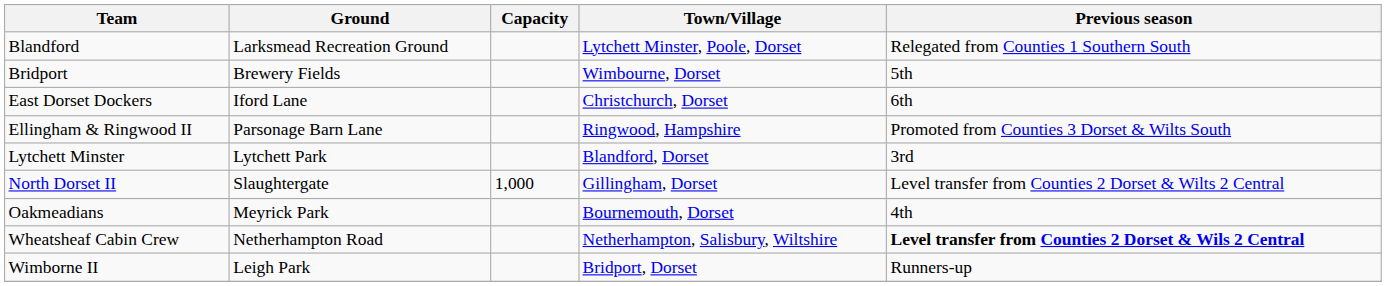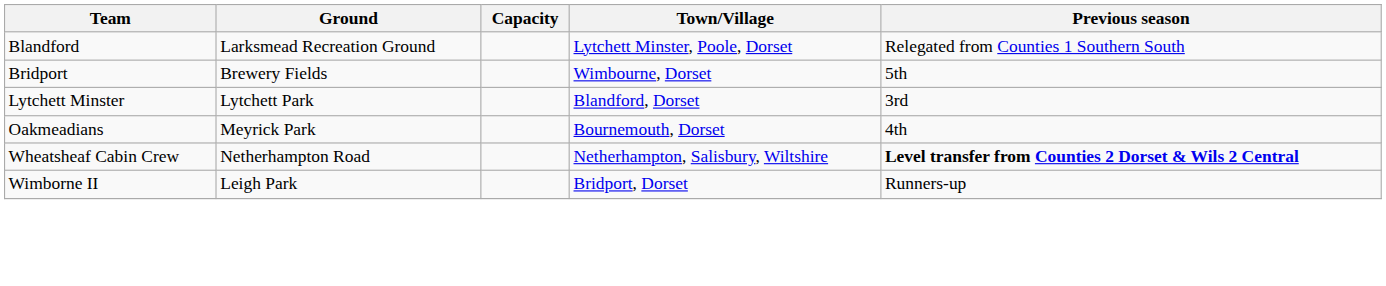- row: (80, 101)
- row: (100, 128)
- row: (62, 184)
